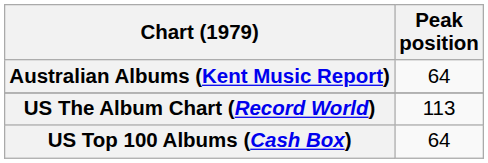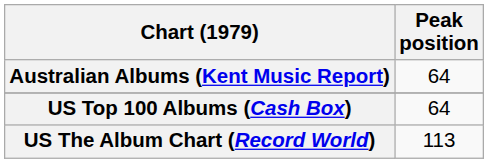rows swapped: (200, 141) <-> (200, 108)
